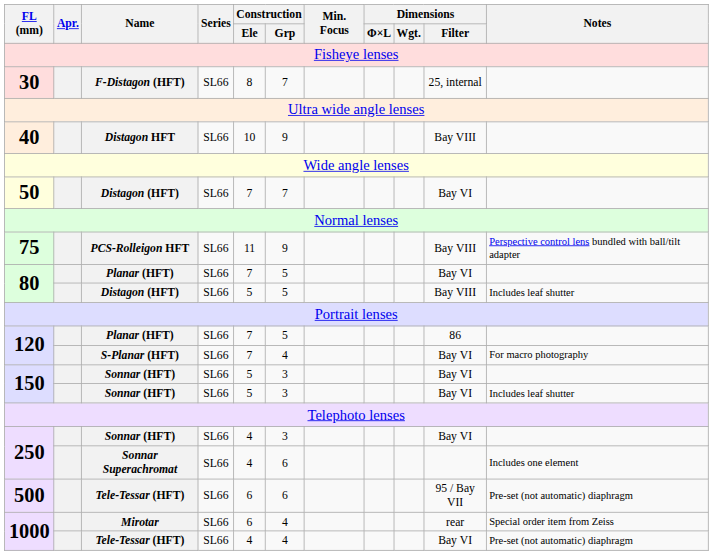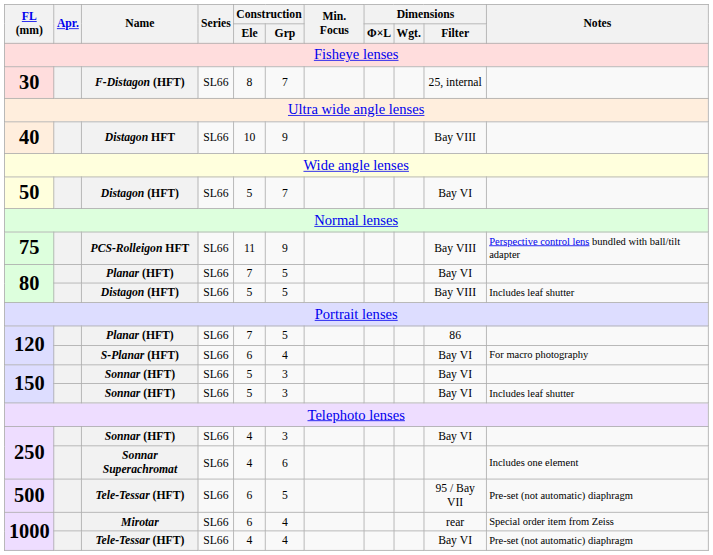(250, 193) 7 -> (250, 193) 5
(250, 355) 7 -> (250, 355) 6
(285, 495) 6 -> (285, 495) 5
